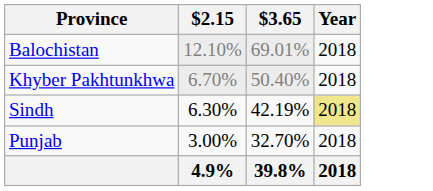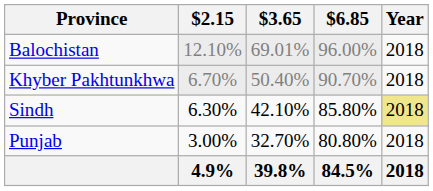+ column: (348, 19)
(280, 110) 42.19% -> (280, 110) 42.10%
